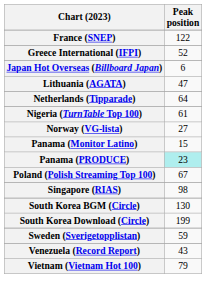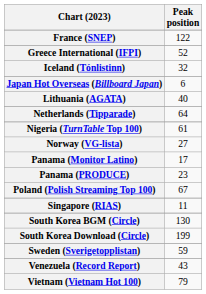+ row: (84, 68)
(183, 83) 47 -> (183, 99) 40
(183, 144) 15 -> (183, 159) 17
(183, 159) paleturquoise background -> (183, 175) no background
(183, 190) 98 -> (183, 205) 11
